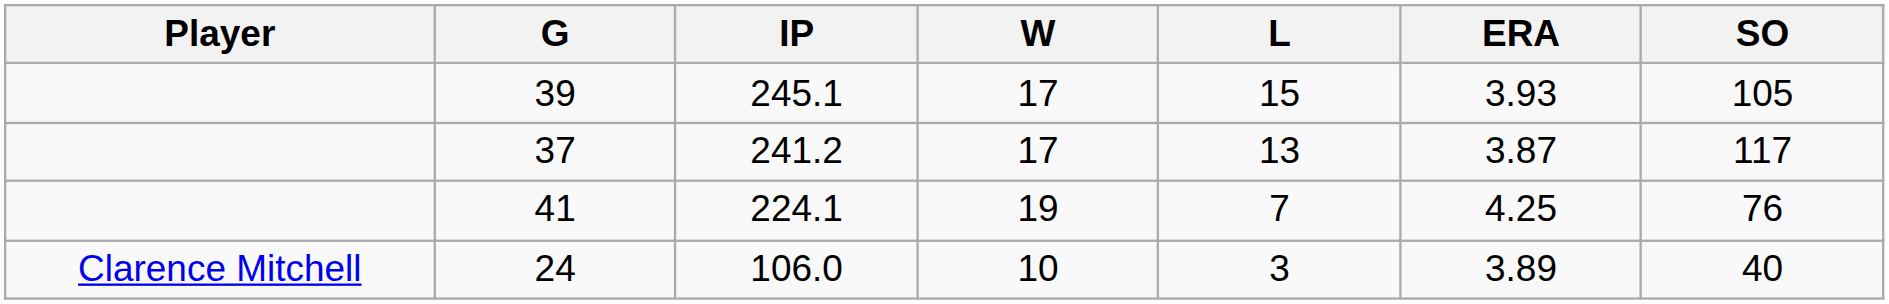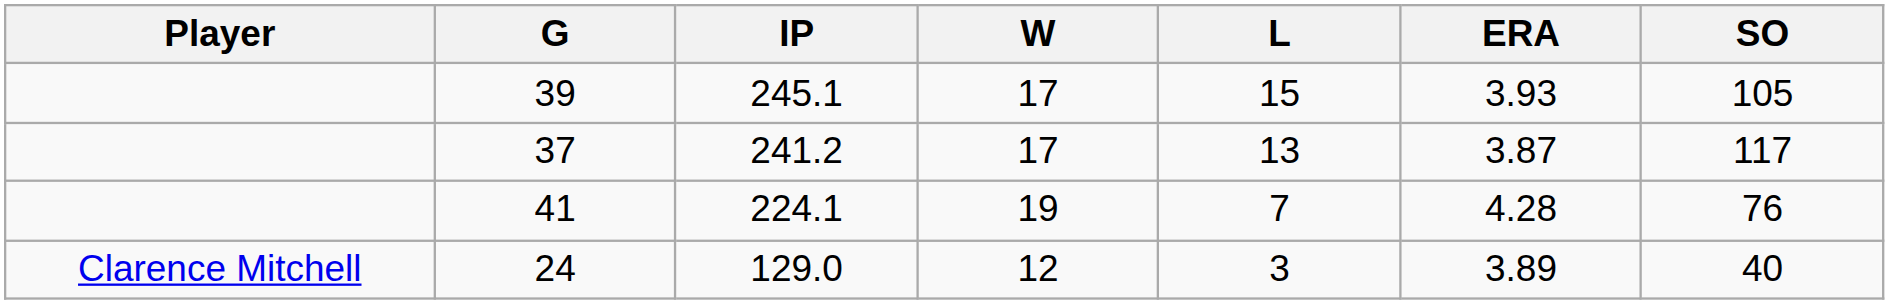(1521, 209) 4.25 -> (1521, 209) 4.28
(797, 268) 106.0 -> (797, 268) 129.0
(1038, 268) 10 -> (1038, 268) 12
